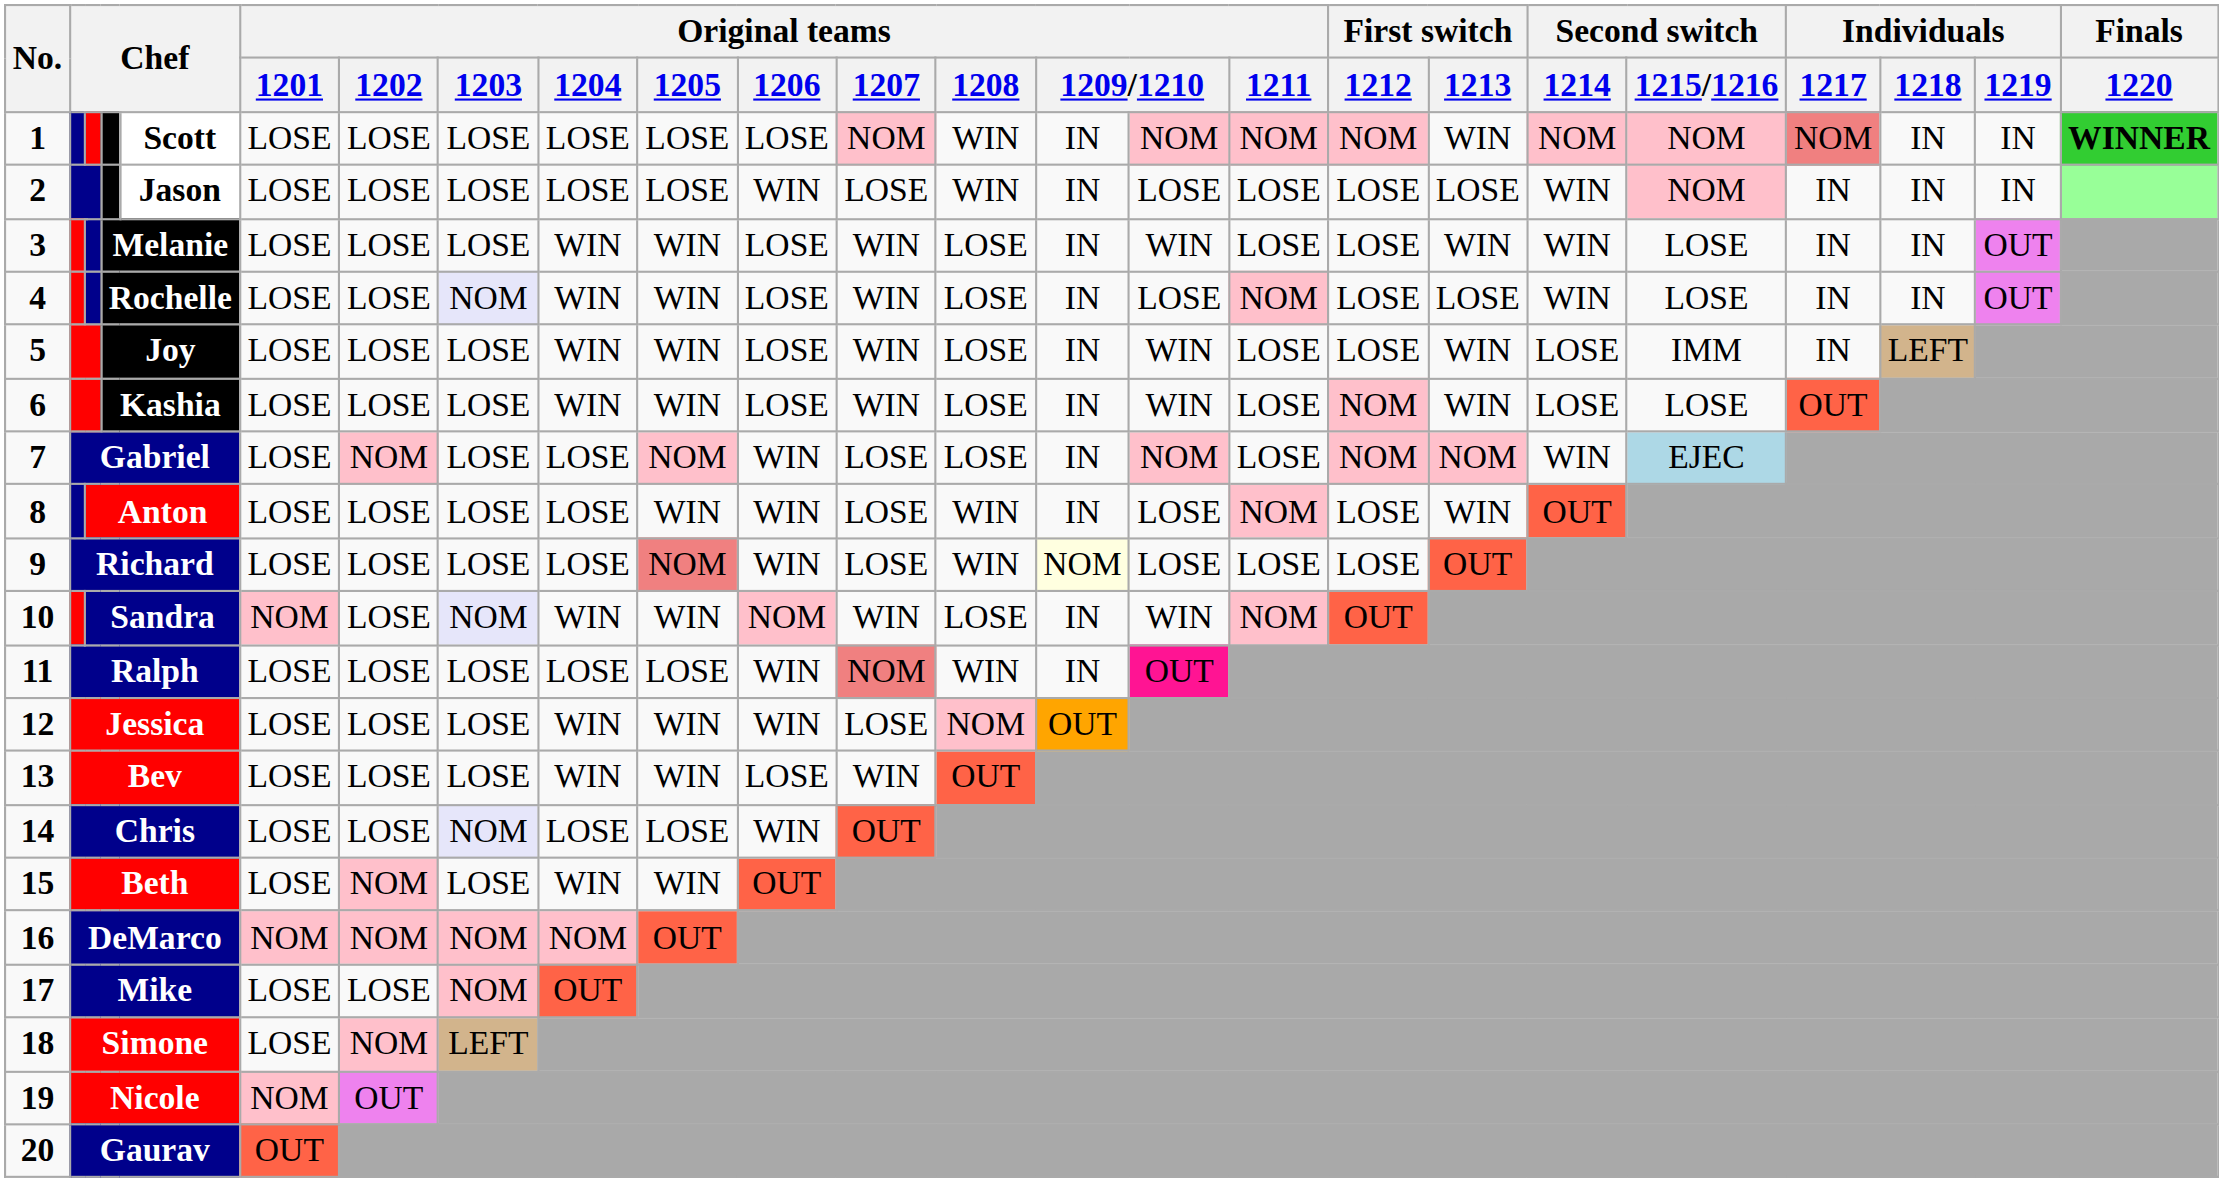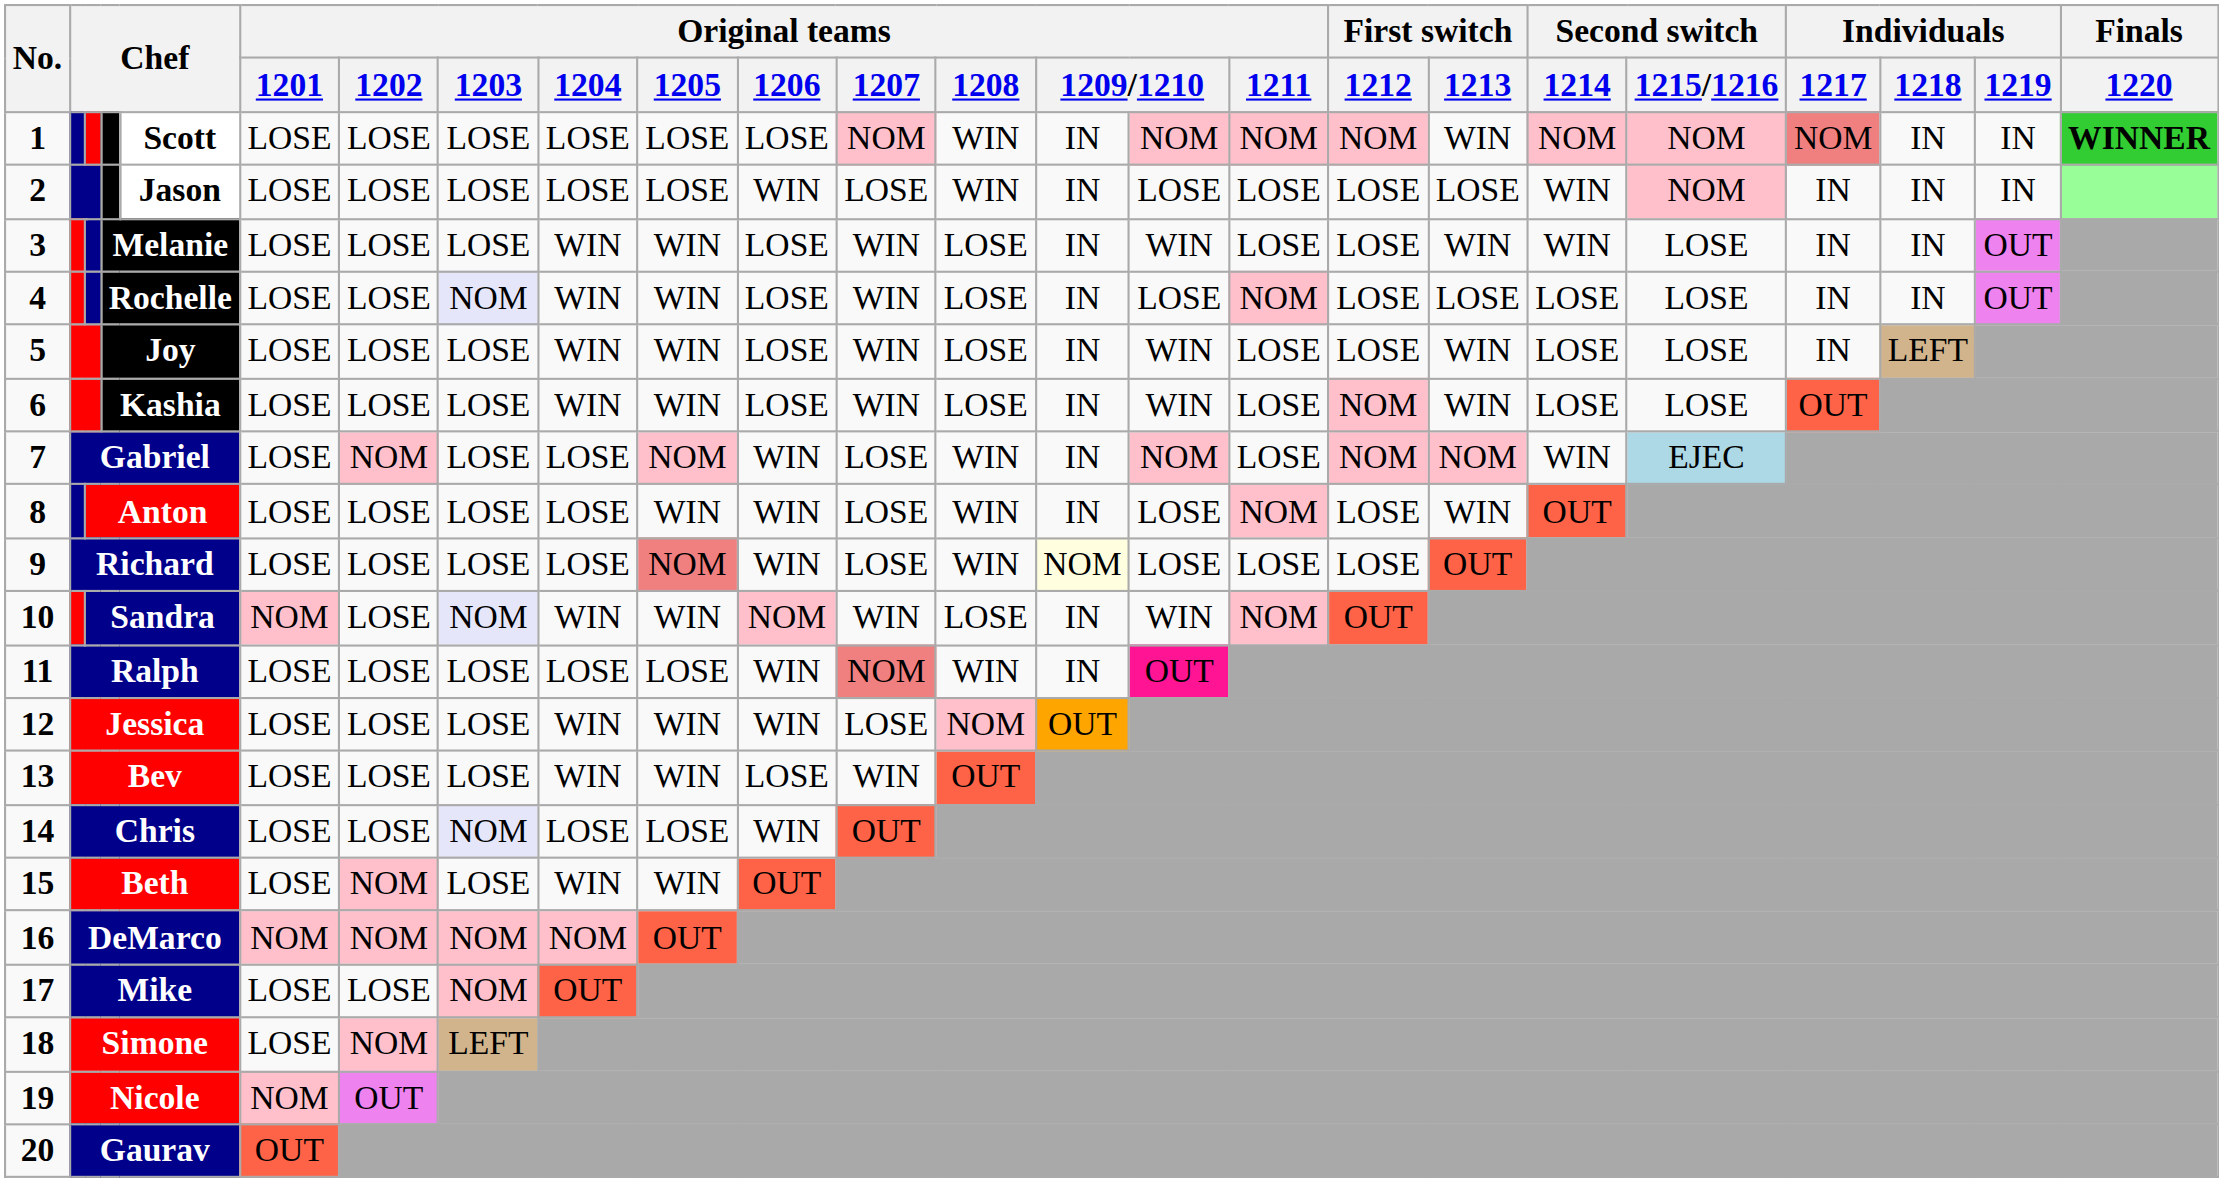(1577, 297) WIN -> (1577, 297) LOSE
(1707, 350) IMM -> (1707, 350) LOSE
(986, 457) LOSE -> (986, 457) WIN
